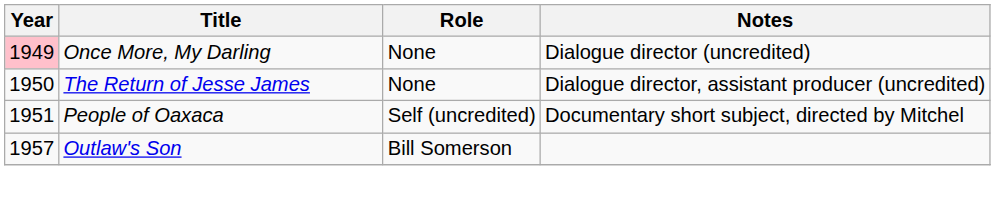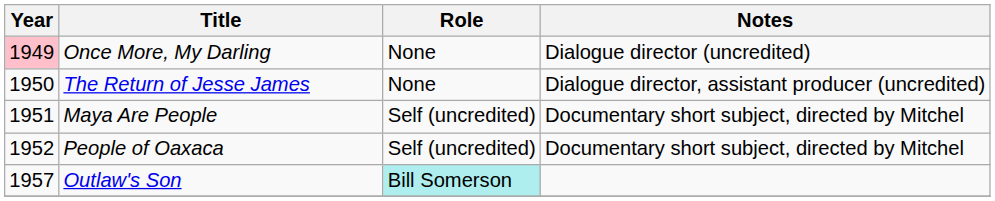+ row: (140, 116)
(32, 116) 1951 -> (32, 148) 1952
(450, 148) no background -> (450, 180) paleturquoise background
